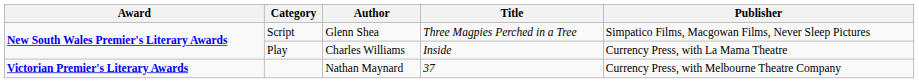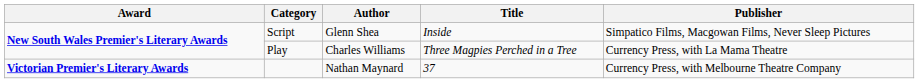(500, 31) Three Magpies Perched in a Tree -> (437, 31) Inside
(437, 50) Inside -> (500, 50) Three Magpies Perched in a Tree
